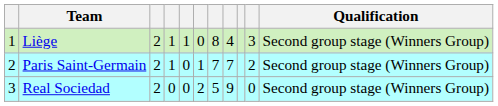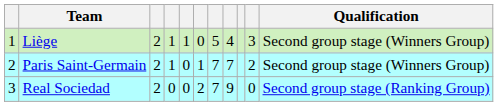(216, 40) 8 -> (216, 40) 5
(216, 88) 5 -> (216, 88) 7
(376, 88) Second group stage (Winners Group) -> (376, 88) Second group stage (Ranking Group)
